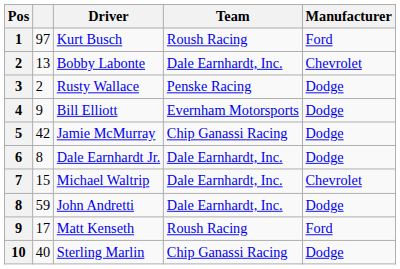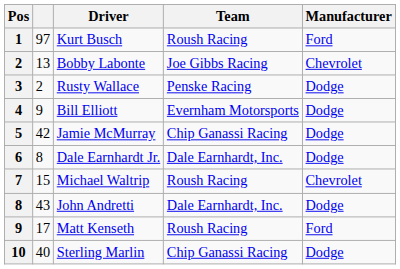(225, 63) Dale Earnhardt, Inc. -> (217, 63) Joe Gibbs Racing
(225, 181) Dale Earnhardt, Inc. -> (207, 181) Roush Racing
(43, 204) 59 -> (43, 204) 43
